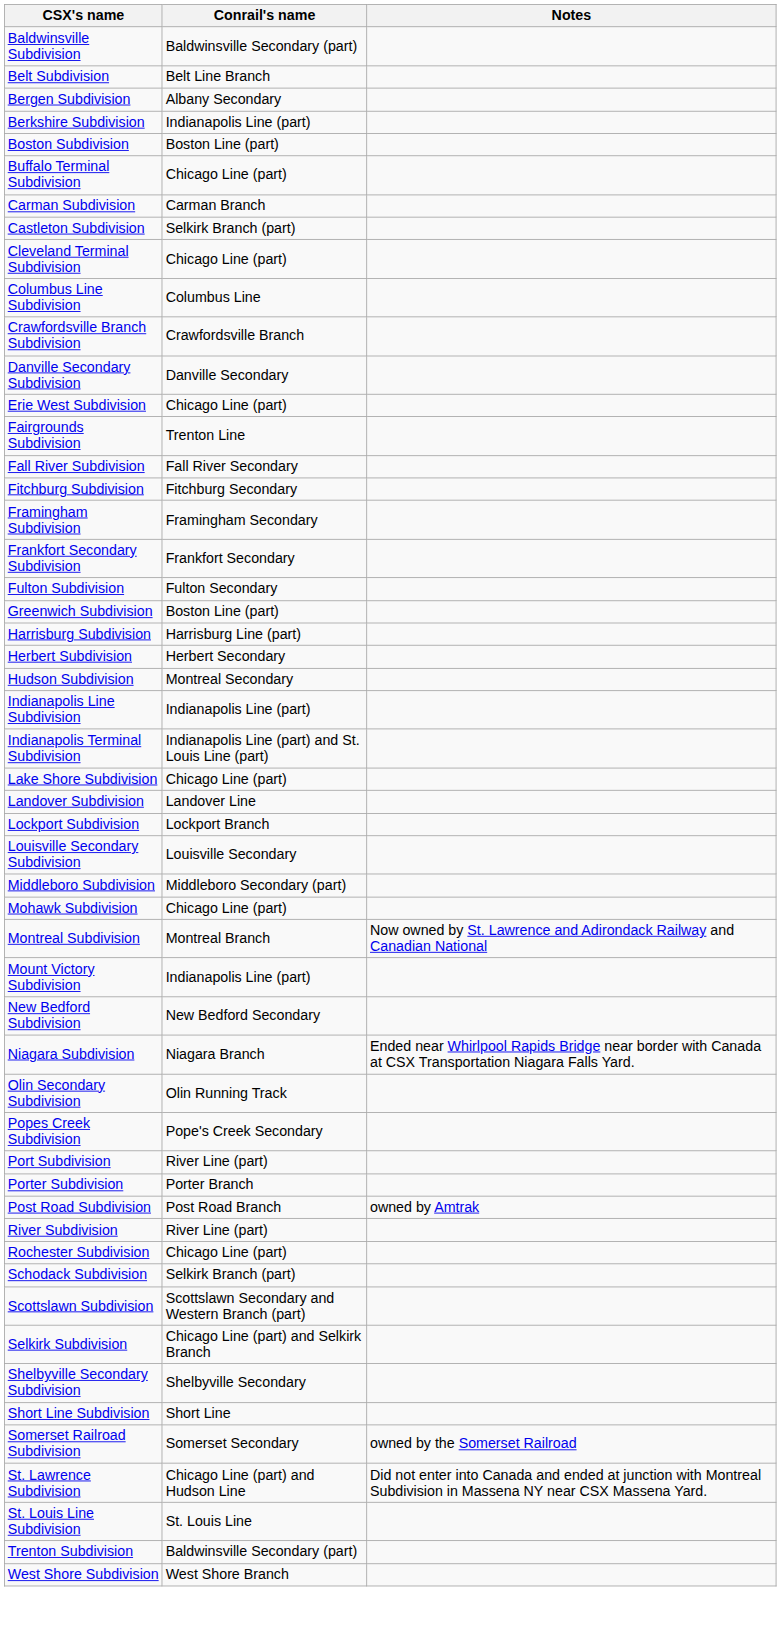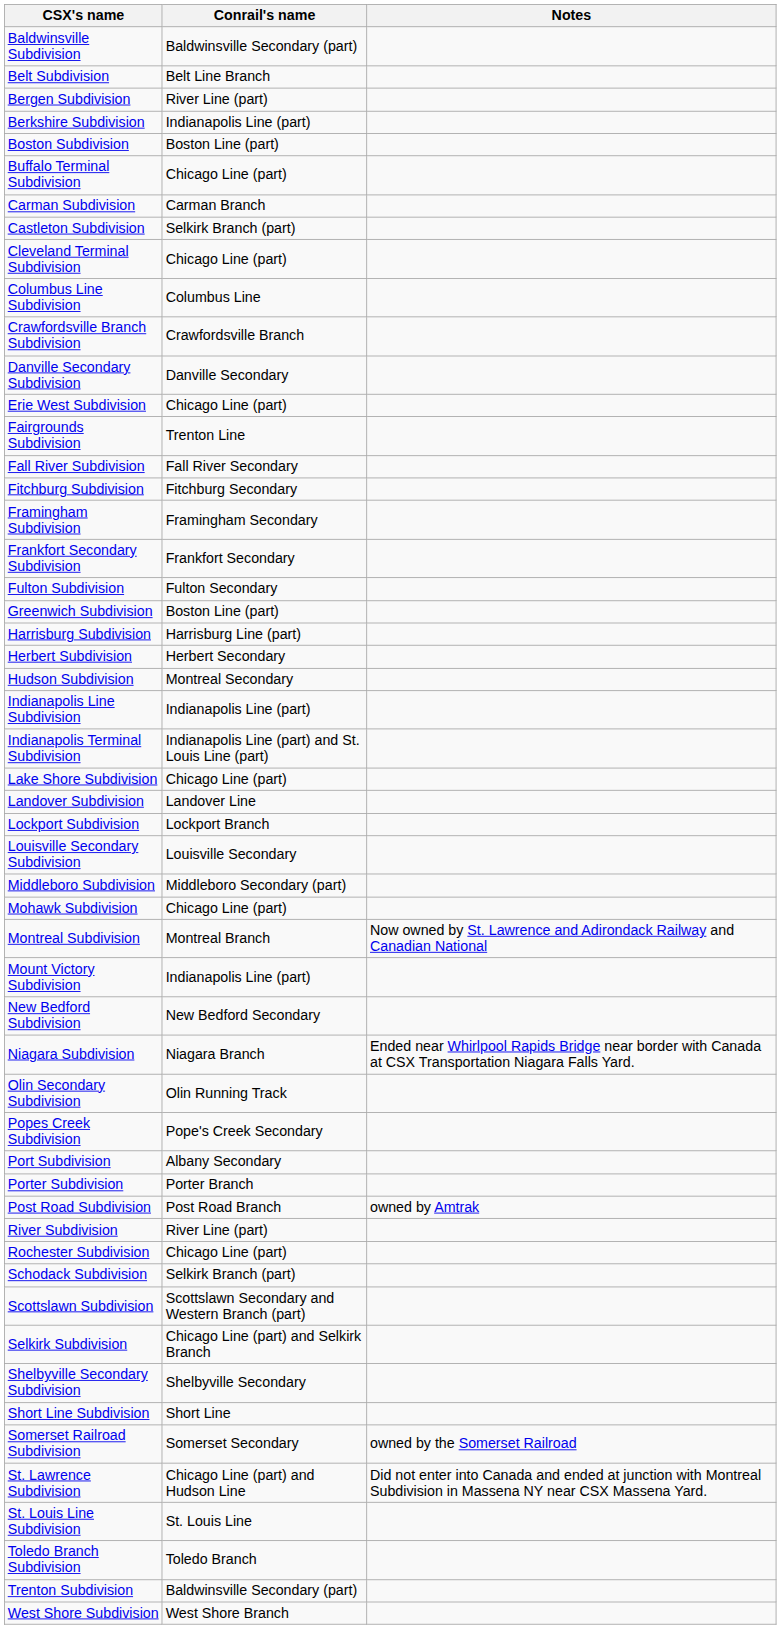(223, 99) Albany Secondary -> (217, 99) River Line (part)
(217, 1162) River Line (part) -> (223, 1162) Albany Secondary
+ row: (53, 1560)
